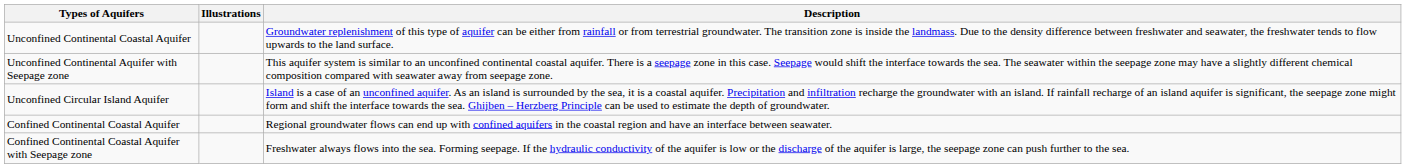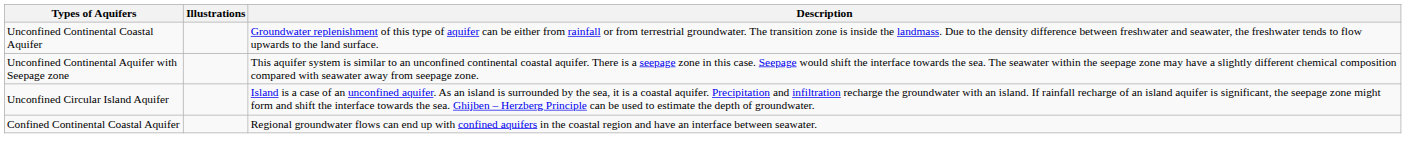- row: (93, 148)
